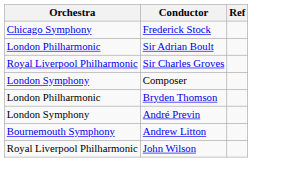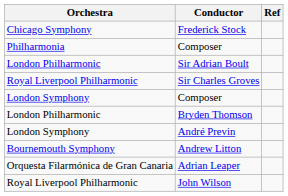+ row: (36, 47)
+ row: (90, 166)
